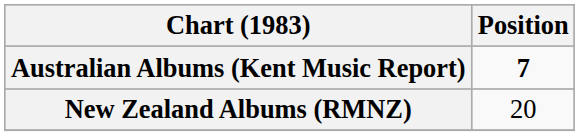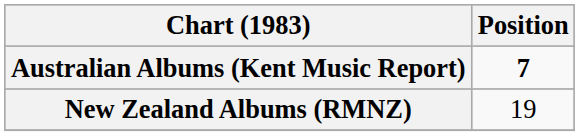(523, 109) 20 -> (523, 109) 19
